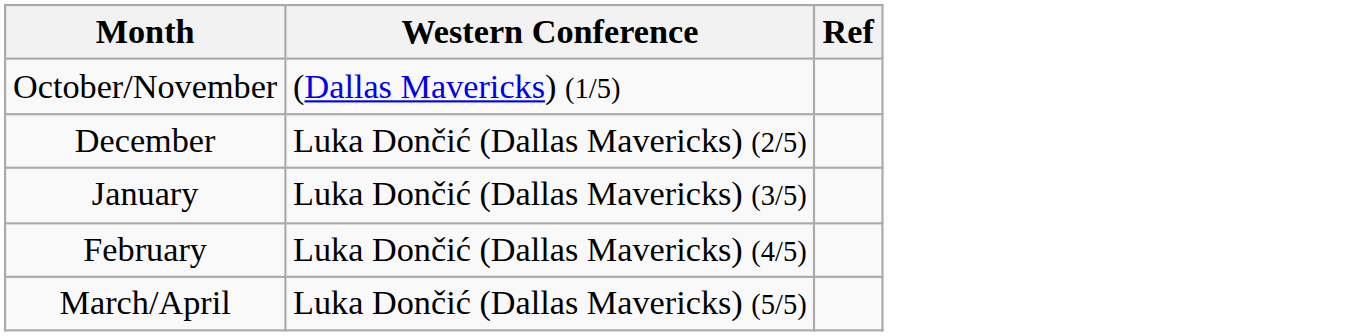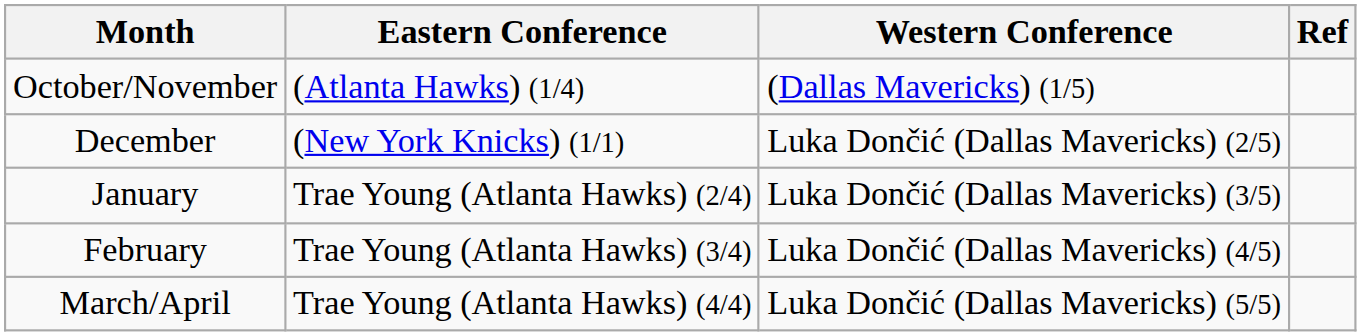+ column: (522, 31)
